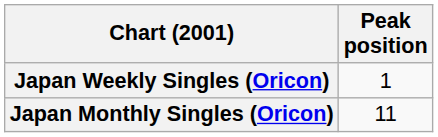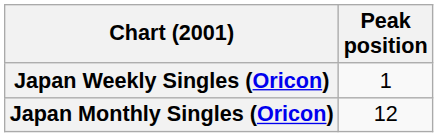(386, 114) 11 -> (386, 114) 12
